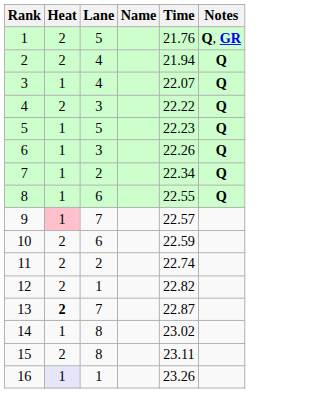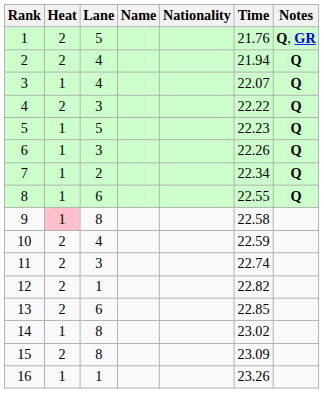+ column: (197, 15)
(99, 219) 7 -> (99, 219) 8
(179, 219) 22.57 -> (254, 219) 22.58
(99, 241) 6 -> (99, 241) 4
(99, 264) 2 -> (99, 264) 3
(62, 309) bold -> (62, 309) normal
(99, 309) 7 -> (99, 309) 6
(179, 309) 22.87 -> (254, 309) 22.85
(179, 354) 23.11 -> (254, 354) 23.09
(62, 377) lavender background -> (62, 377) no background
